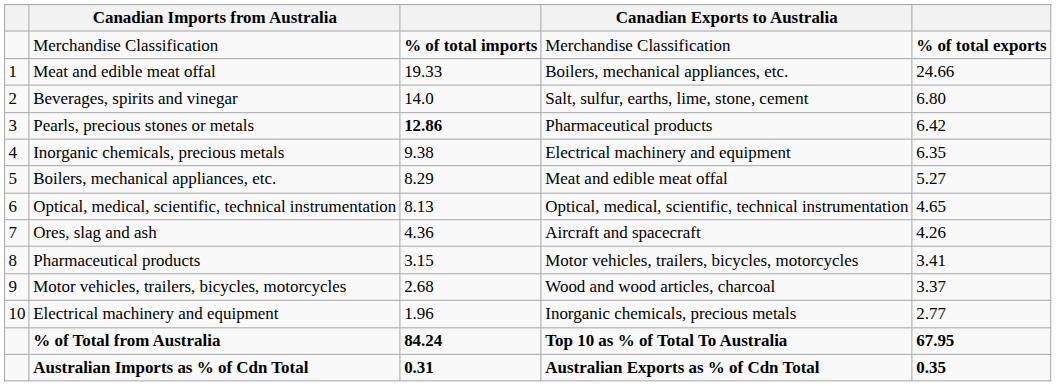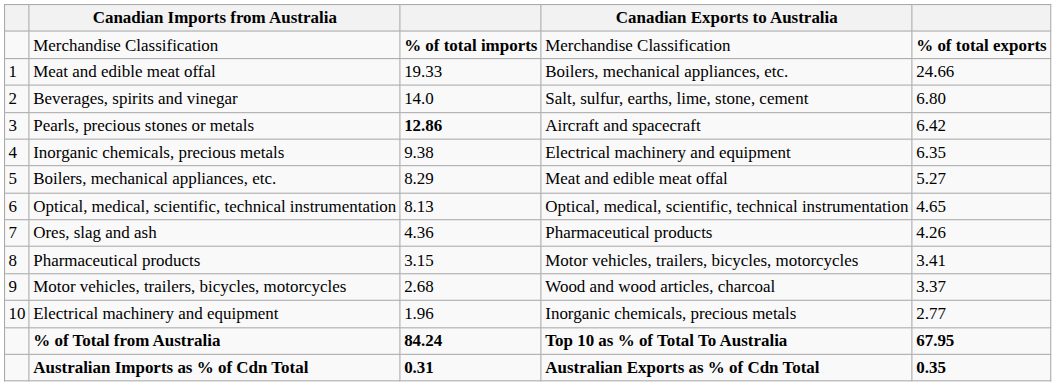(629, 125) Pharmaceutical products -> (623, 125) Aircraft and spacecraft
(623, 233) Aircraft and spacecraft -> (629, 233) Pharmaceutical products
